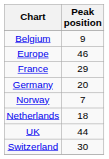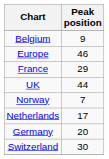rows swapped: (33, 85) <-> (33, 131)
(83, 116) 18 -> (83, 116) 17
